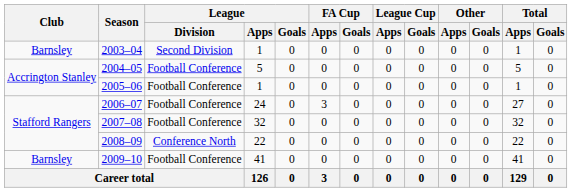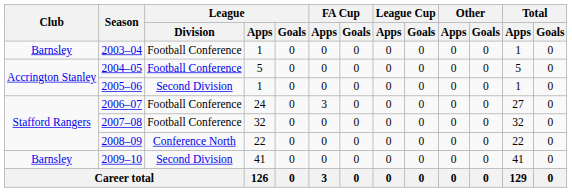(194, 50) Second Division -> (194, 50) Football Conference
(194, 86) Football Conference -> (194, 86) Second Division
(194, 159) Football Conference -> (194, 159) Second Division
